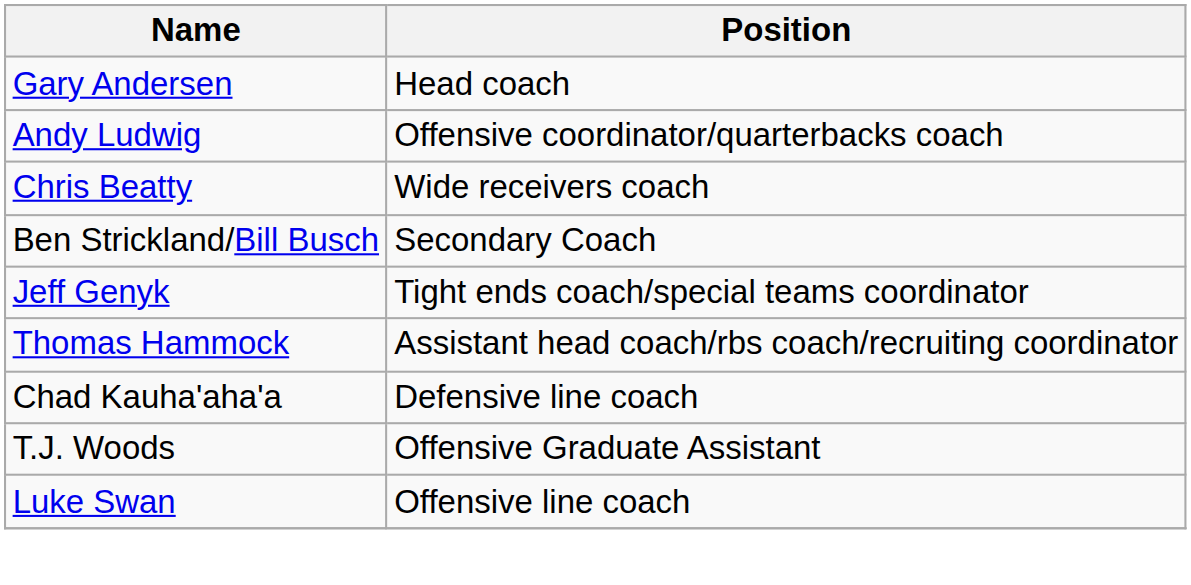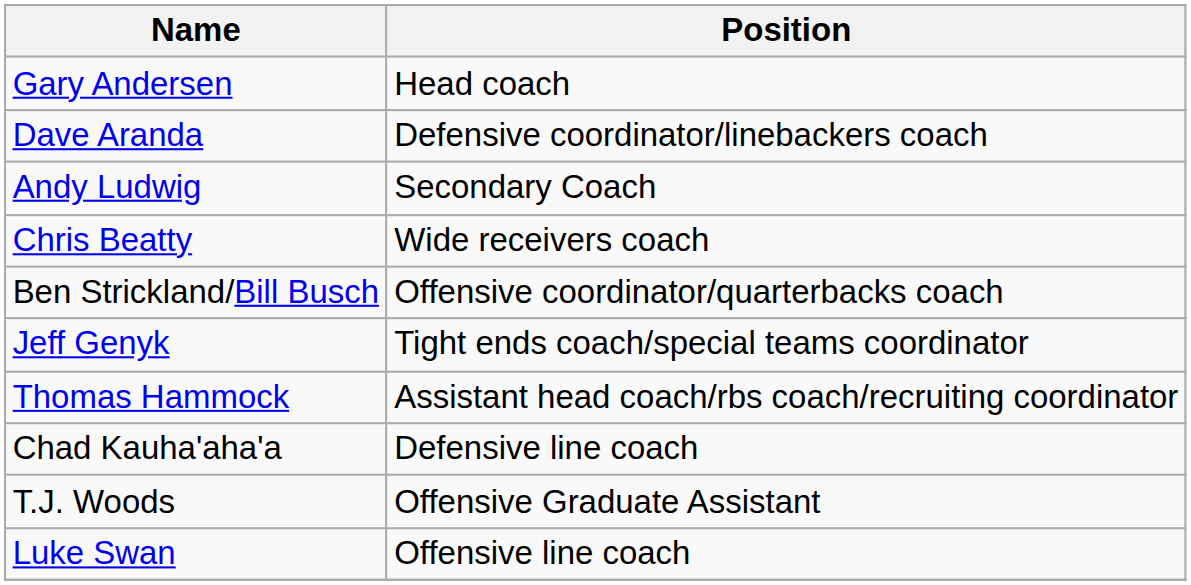+ row: (108, 135)
(699, 135) Offensive coordinator/quarterbacks coach -> (525, 187) Secondary Coach
(525, 239) Secondary Coach -> (699, 291) Offensive coordinator/quarterbacks coach
